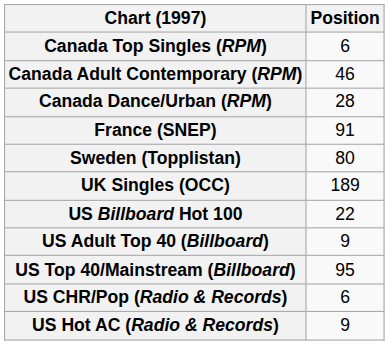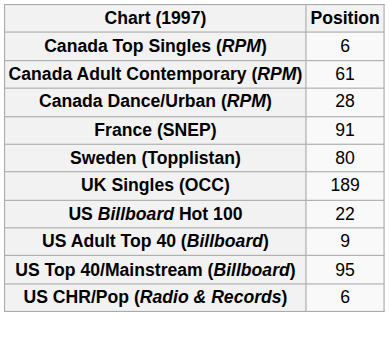(345, 74) 46 -> (345, 74) 61
- row: (155, 325)
